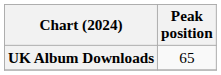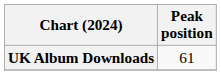(187, 57) 65 -> (187, 57) 61
